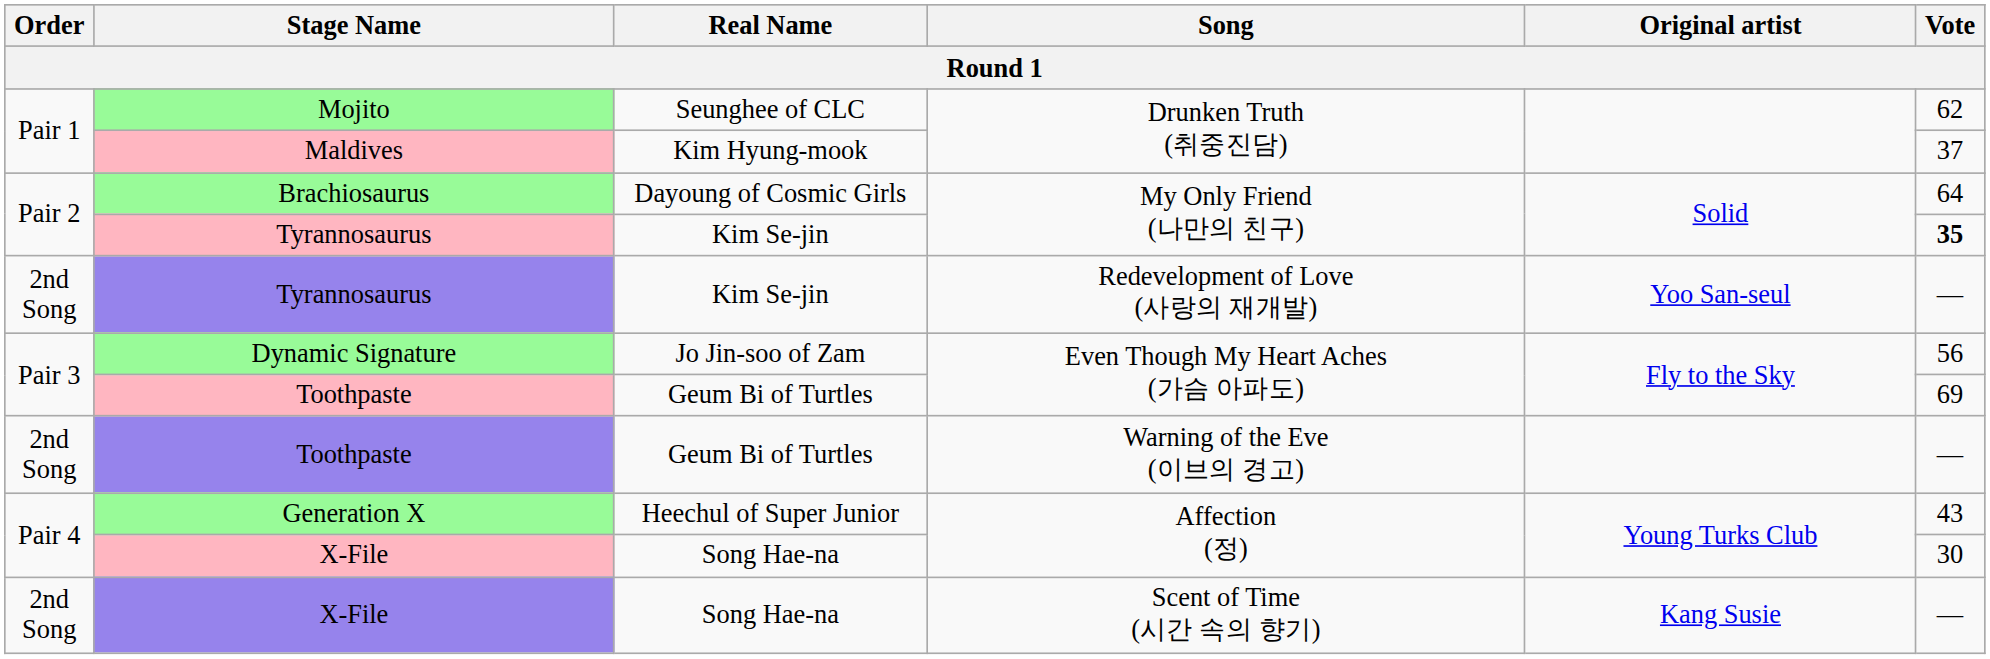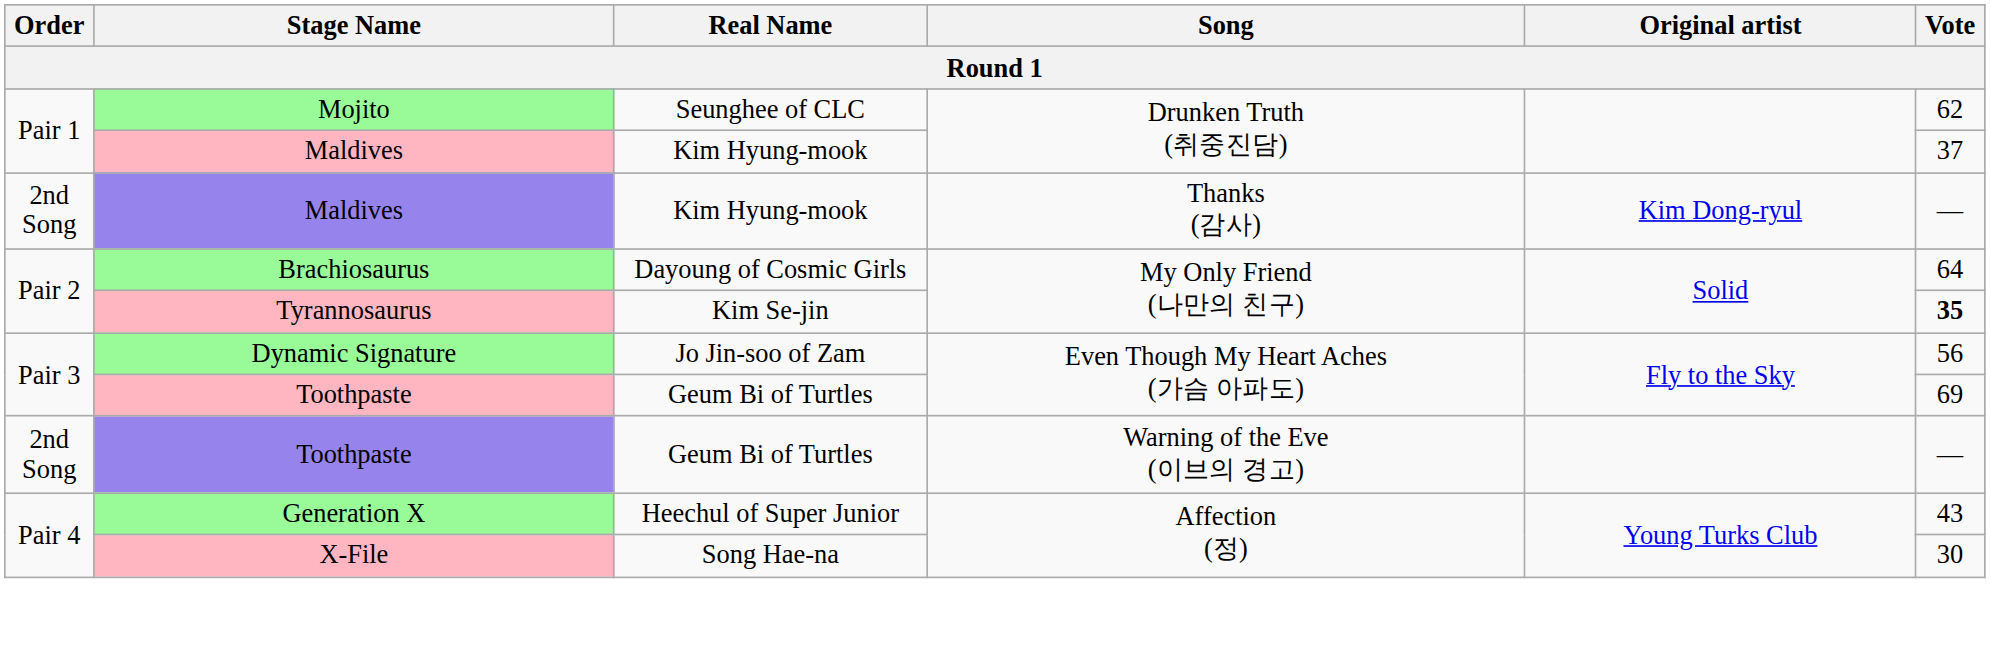+ row: (354, 210)
- row: (354, 293)
- row: (354, 614)
